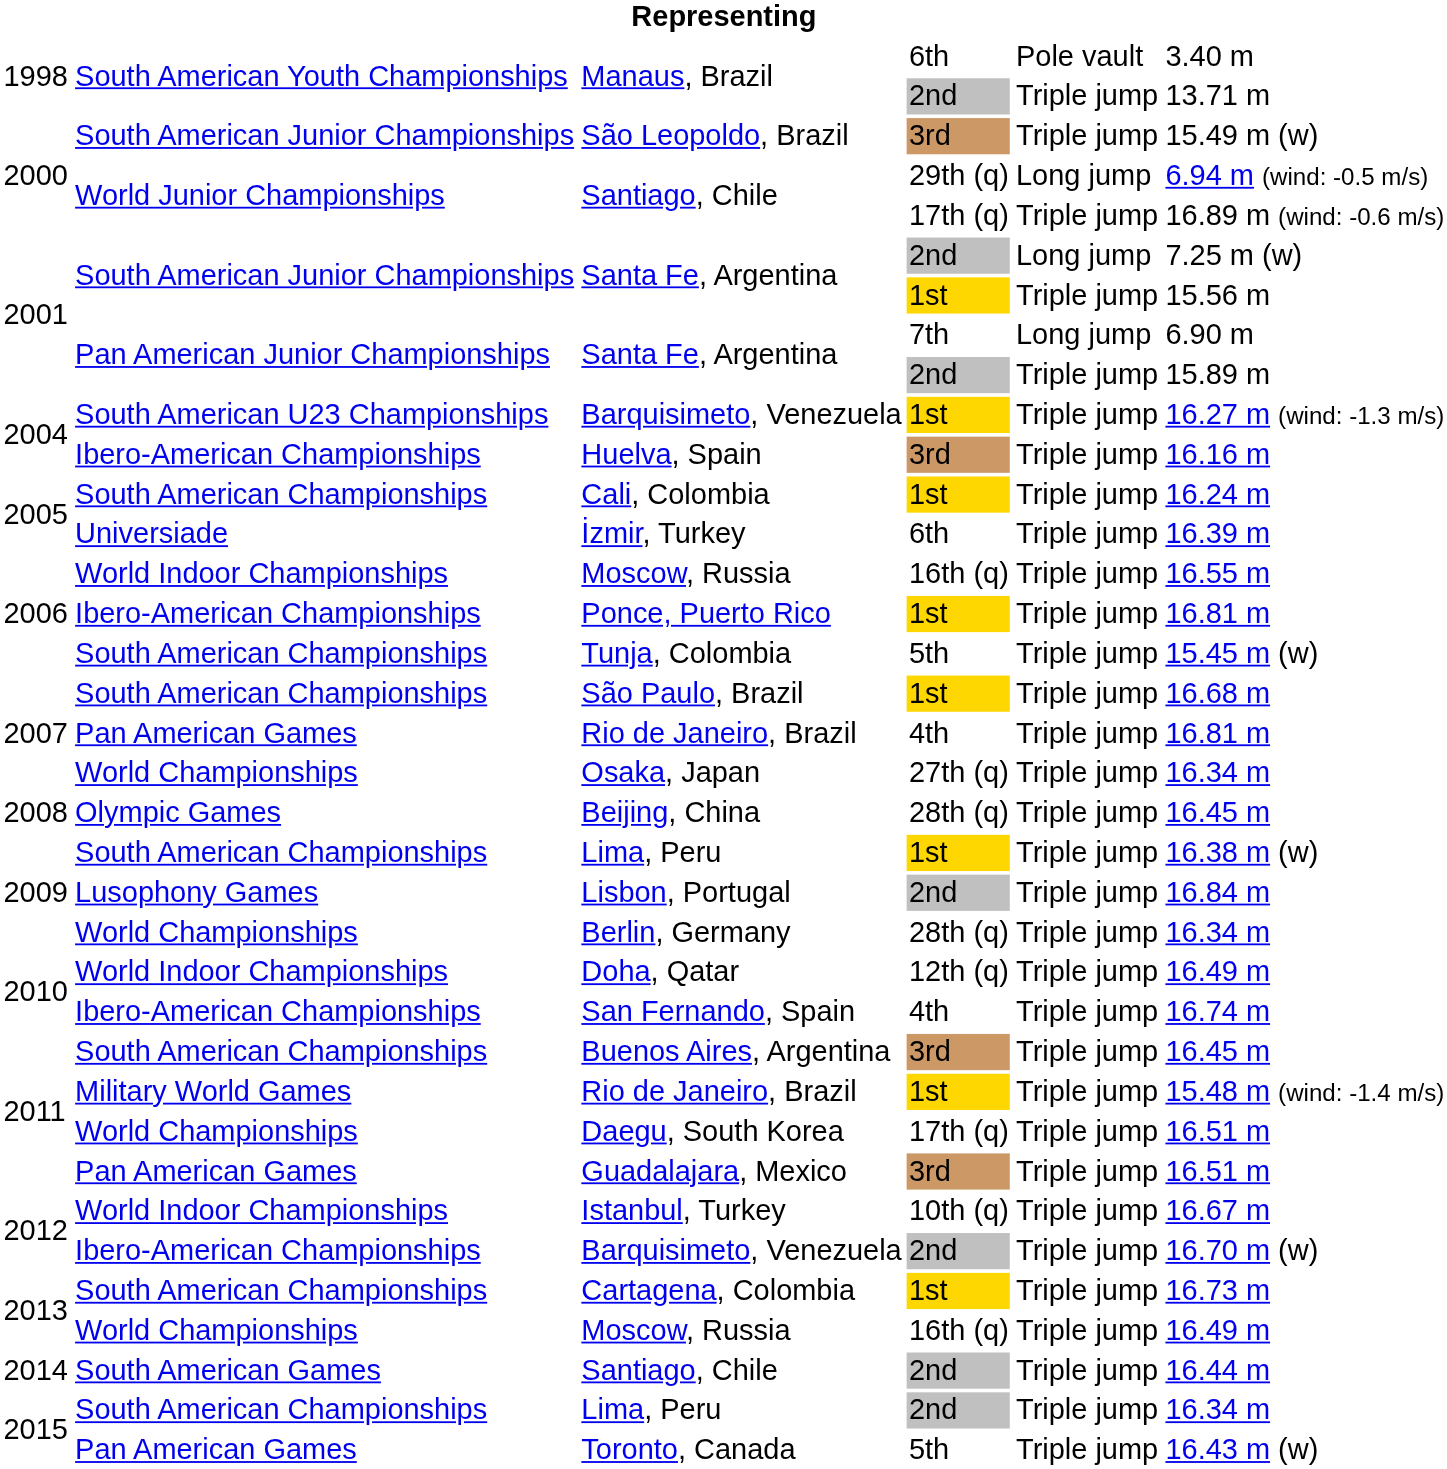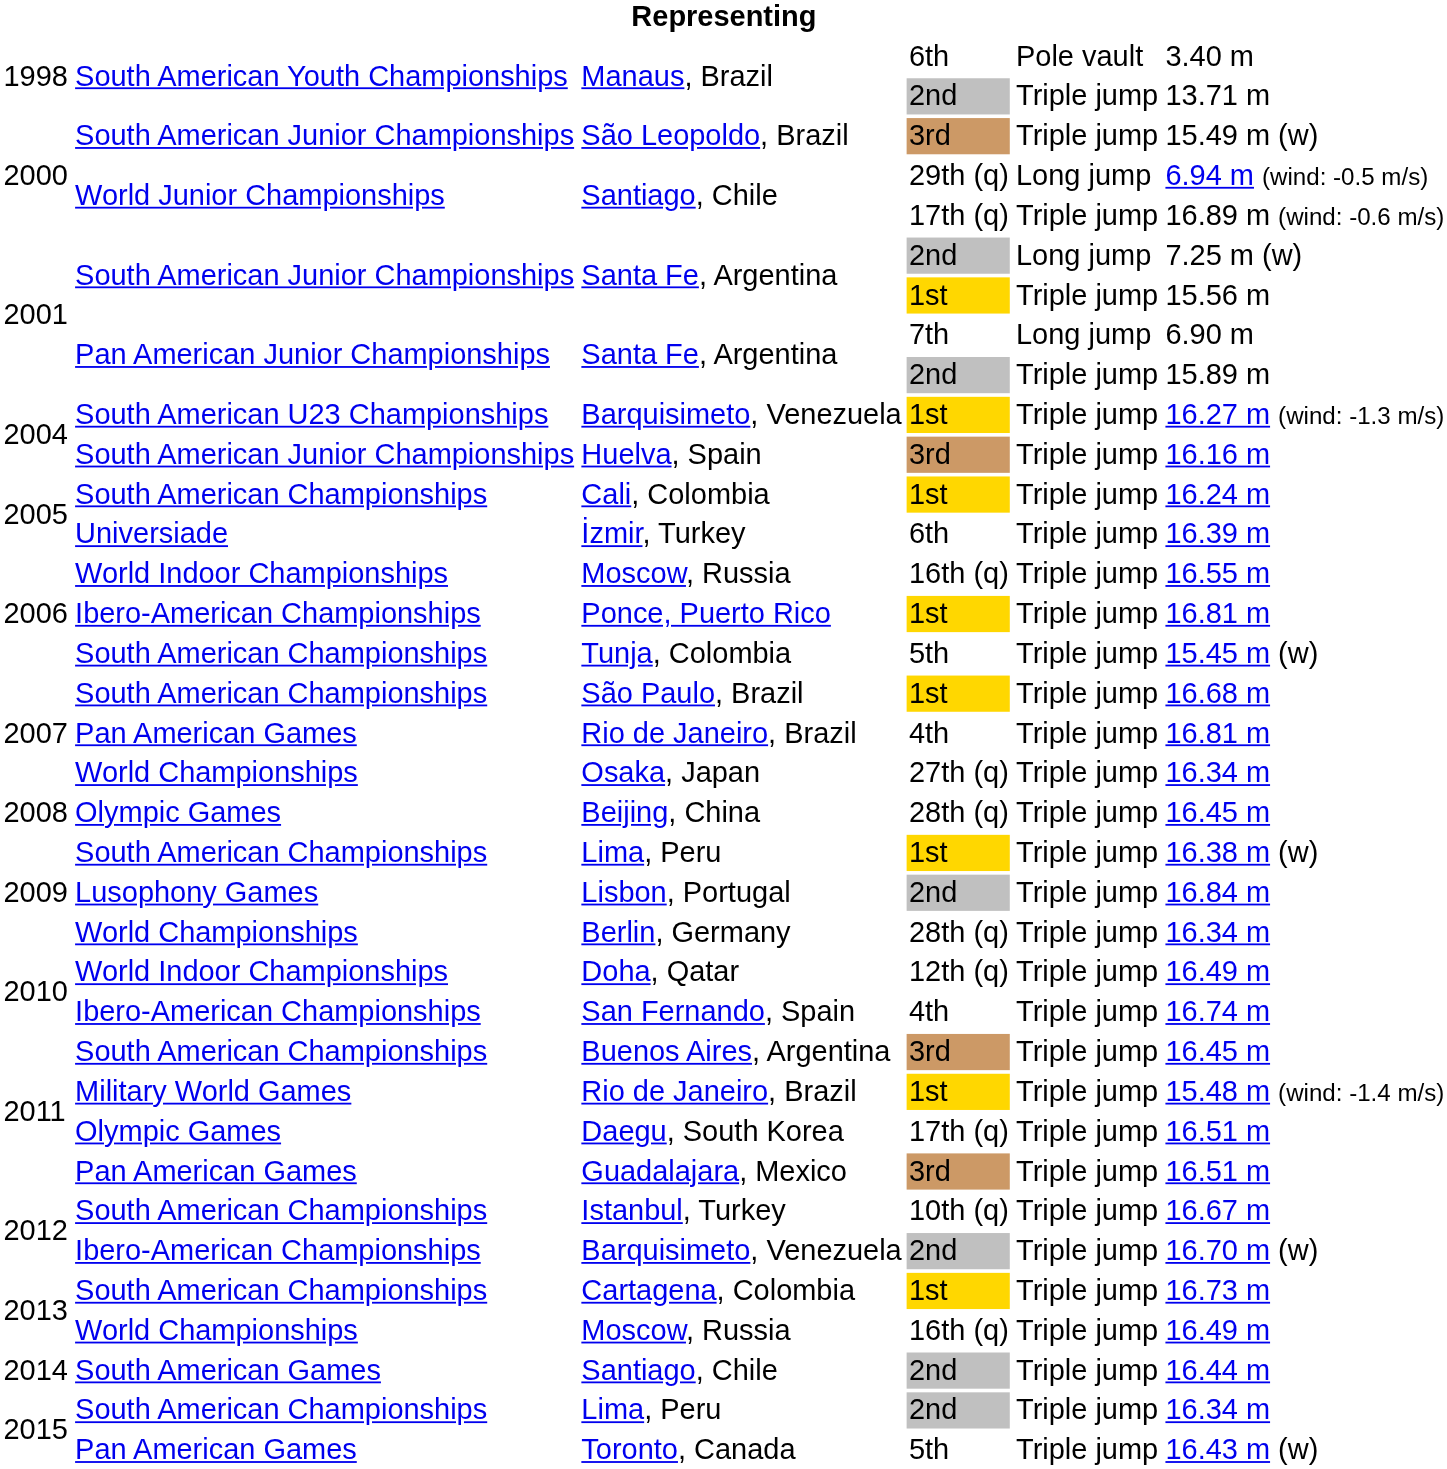(278, 454) Ibero-American Championships -> (325, 454) South American Junior Championships
(216, 1131) World Championships -> (178, 1131) Olympic Games
(262, 1210) World Indoor Championships -> (281, 1210) South American Championships
